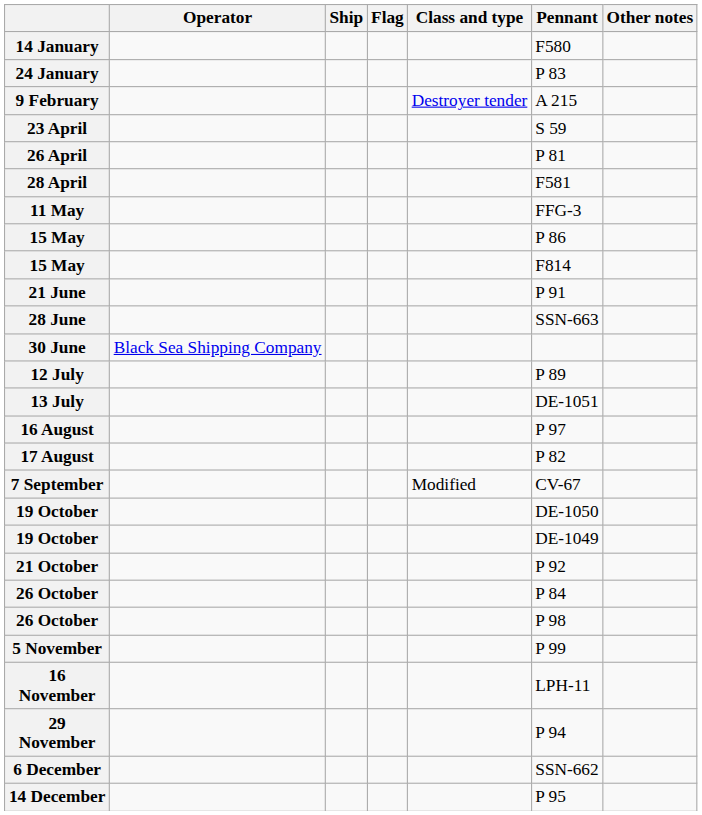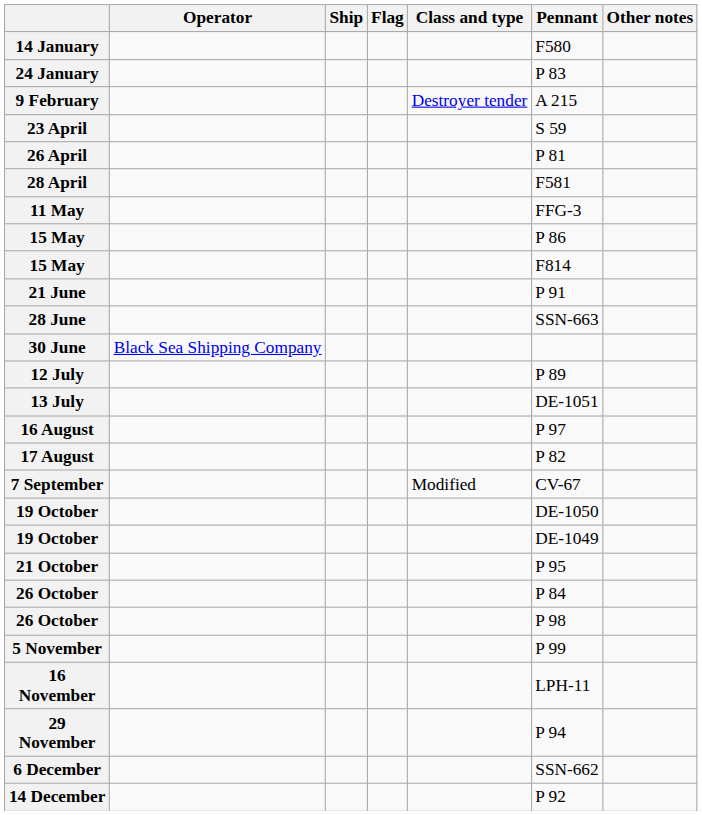(551, 566) P 92 -> (551, 566) P 95
(551, 797) P 95 -> (551, 797) P 92
